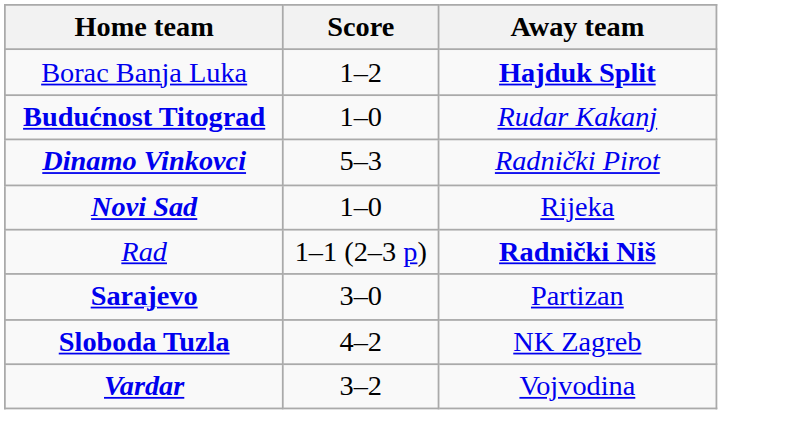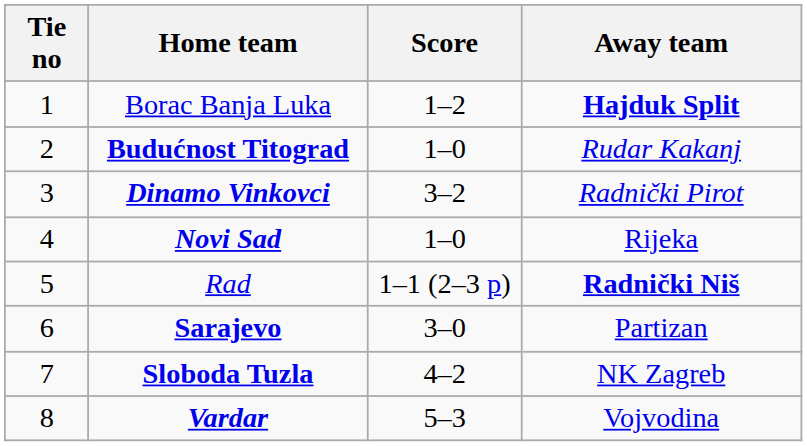+ column: (47, 42)
(361, 161) 5–3 -> (445, 193) 3–2
(361, 386) 3–2 -> (445, 418) 5–3
